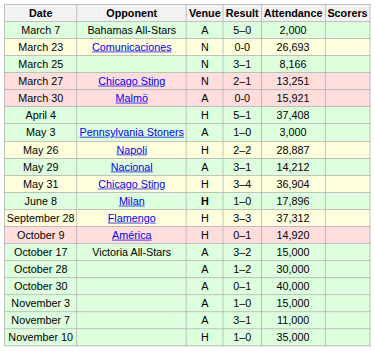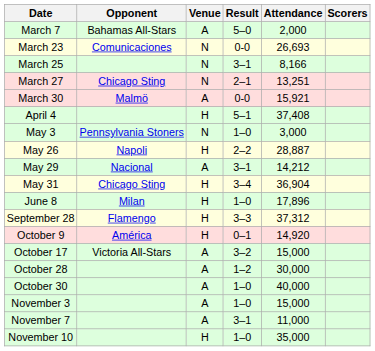(205, 133) A -> (205, 133) N
(205, 201) bold -> (205, 201) normal
(242, 286) 0–1 -> (242, 286) 1–0
